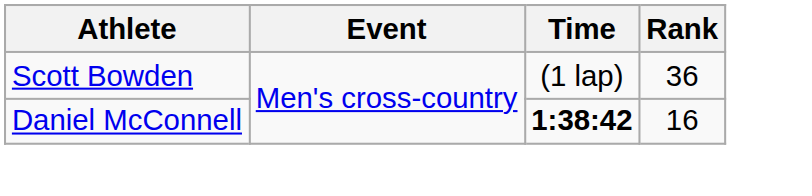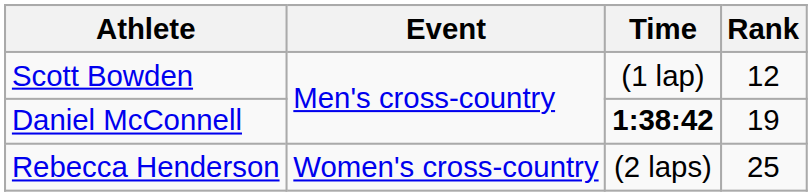(682, 75) 36 -> (763, 75) 12
(682, 121) 16 -> (763, 121) 19
+ row: (146, 168)
